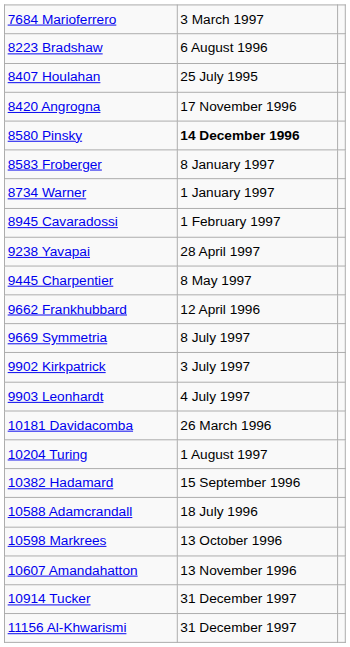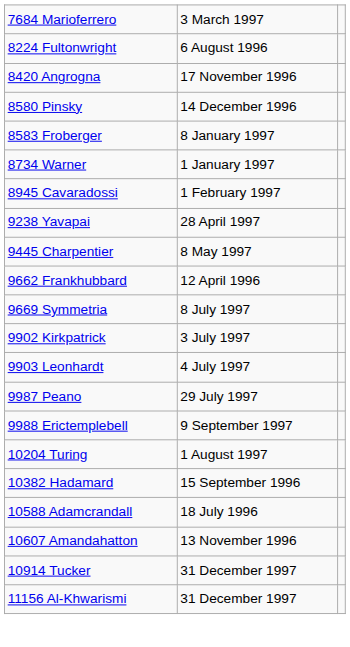- row: (55, 48)
+ row: (62, 48)
- row: (54, 77)
(240, 135) bold -> (238, 106) normal
+ row: (45, 396)
+ row: (68, 425)
- row: (70, 425)
- row: (57, 541)
